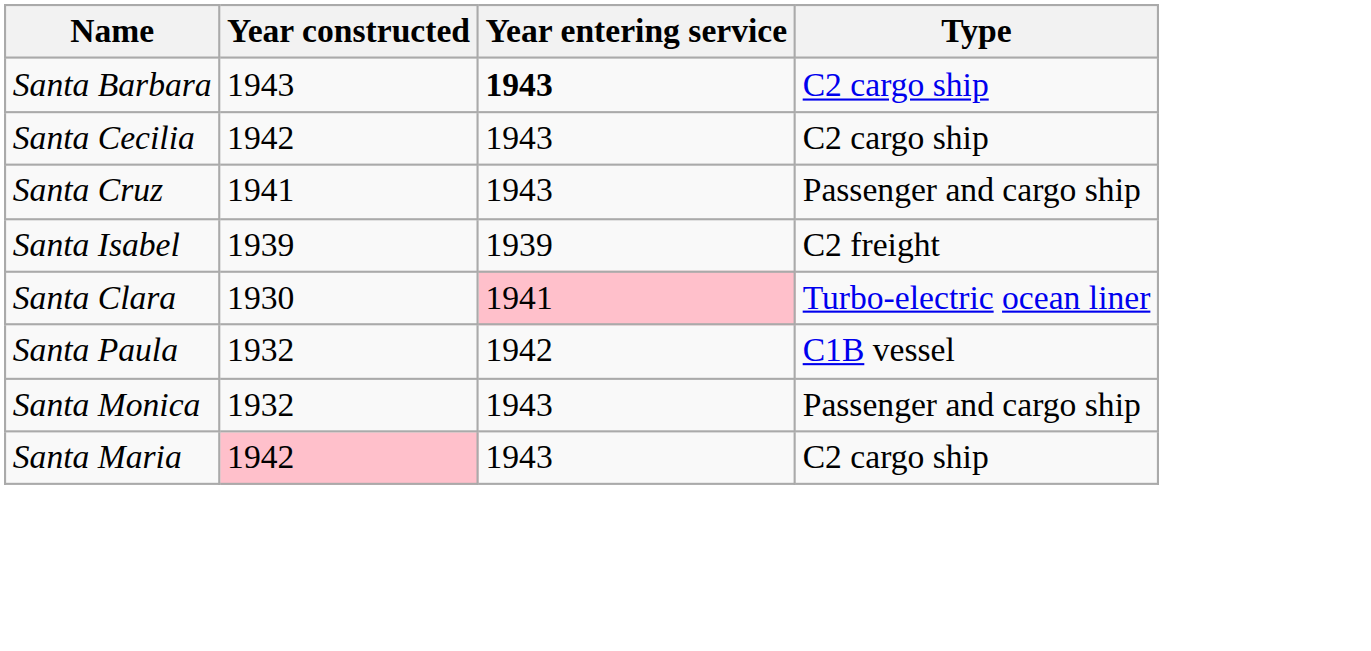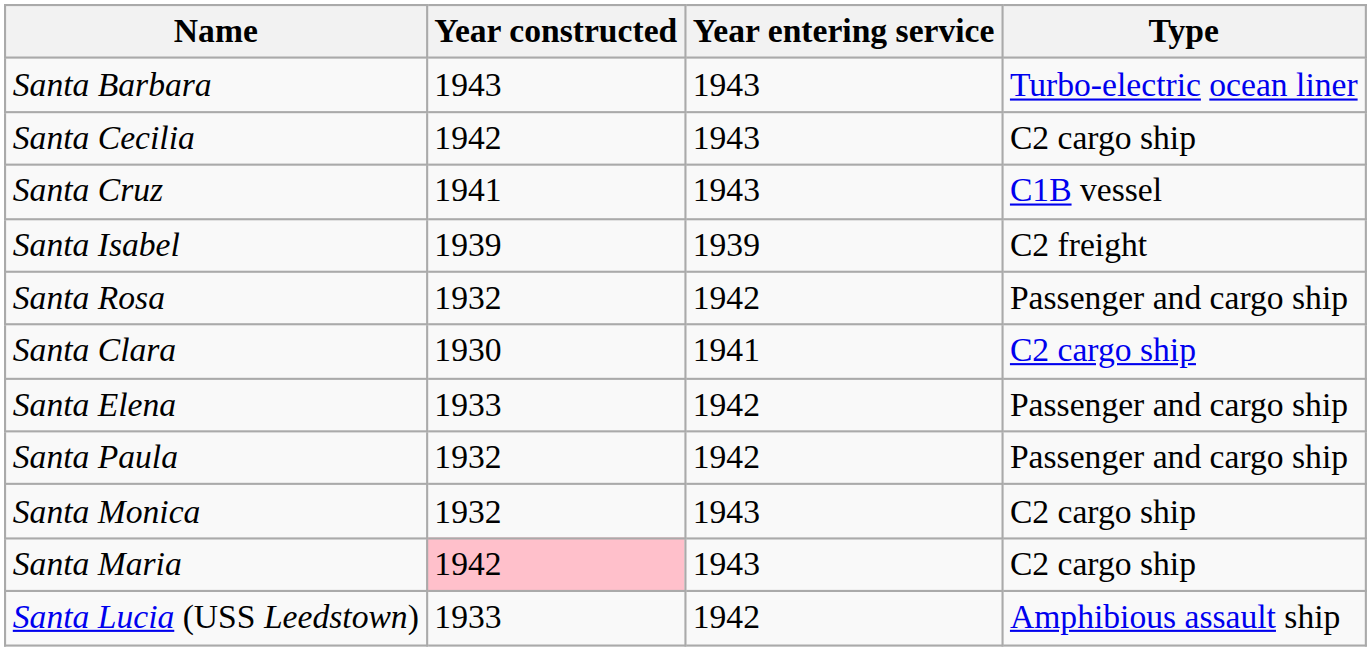(519, 84) bold -> (726, 84) normal
(896, 84) C2 cargo ship -> (1184, 84) Turbo-electric ocean liner
(972, 191) Passenger and cargo ship -> (1086, 191) C1B vessel
+ row: (89, 297)
(519, 297) pink background -> (726, 350) no background
(977, 297) Turbo-electric ocean liner -> (1103, 350) C2 cargo ship
+ row: (94, 404)
(879, 350) C1B vessel -> (1179, 457) Passenger and cargo ship
(972, 404) Passenger and cargo ship -> (1103, 510) C2 cargo ship
+ row: (216, 617)
